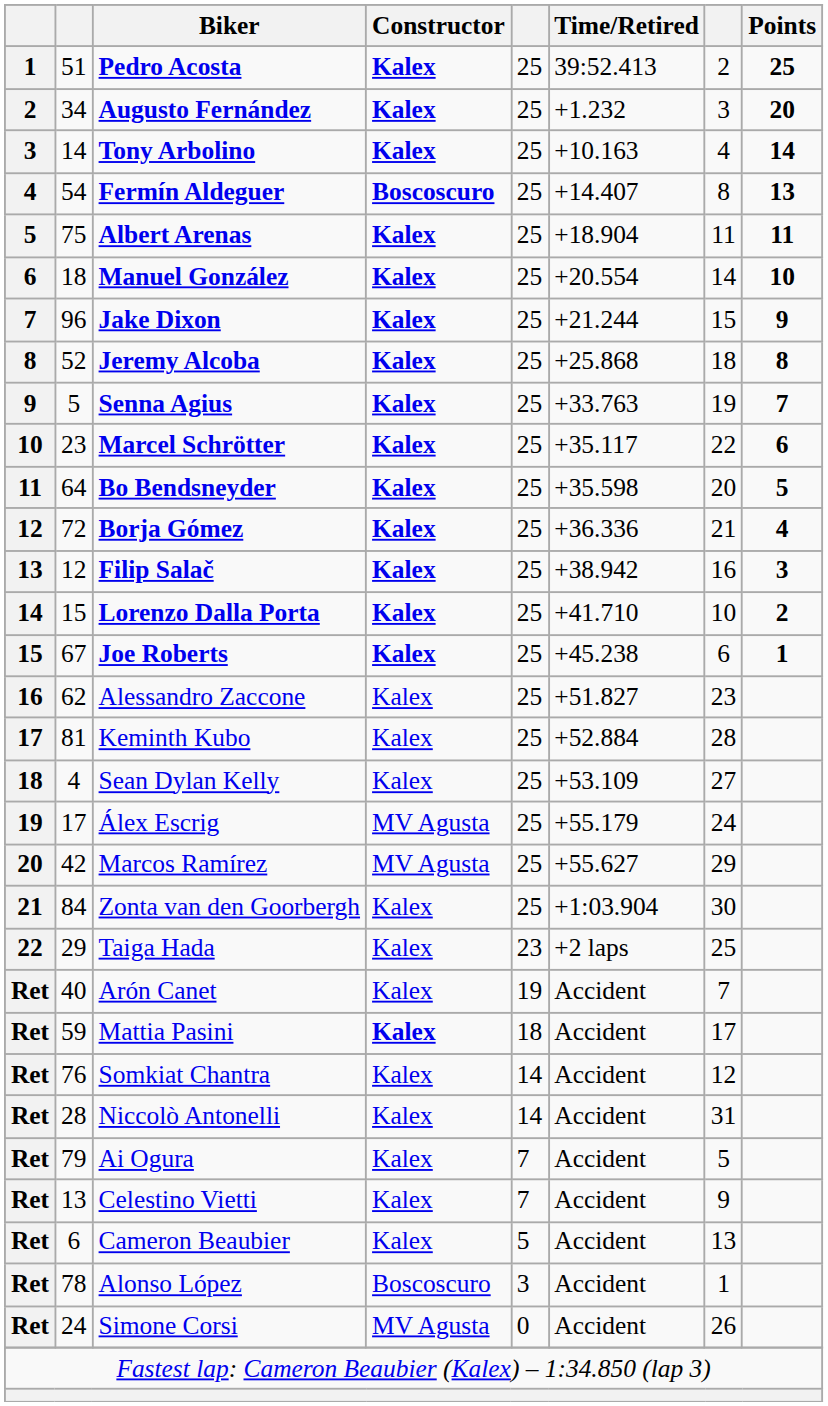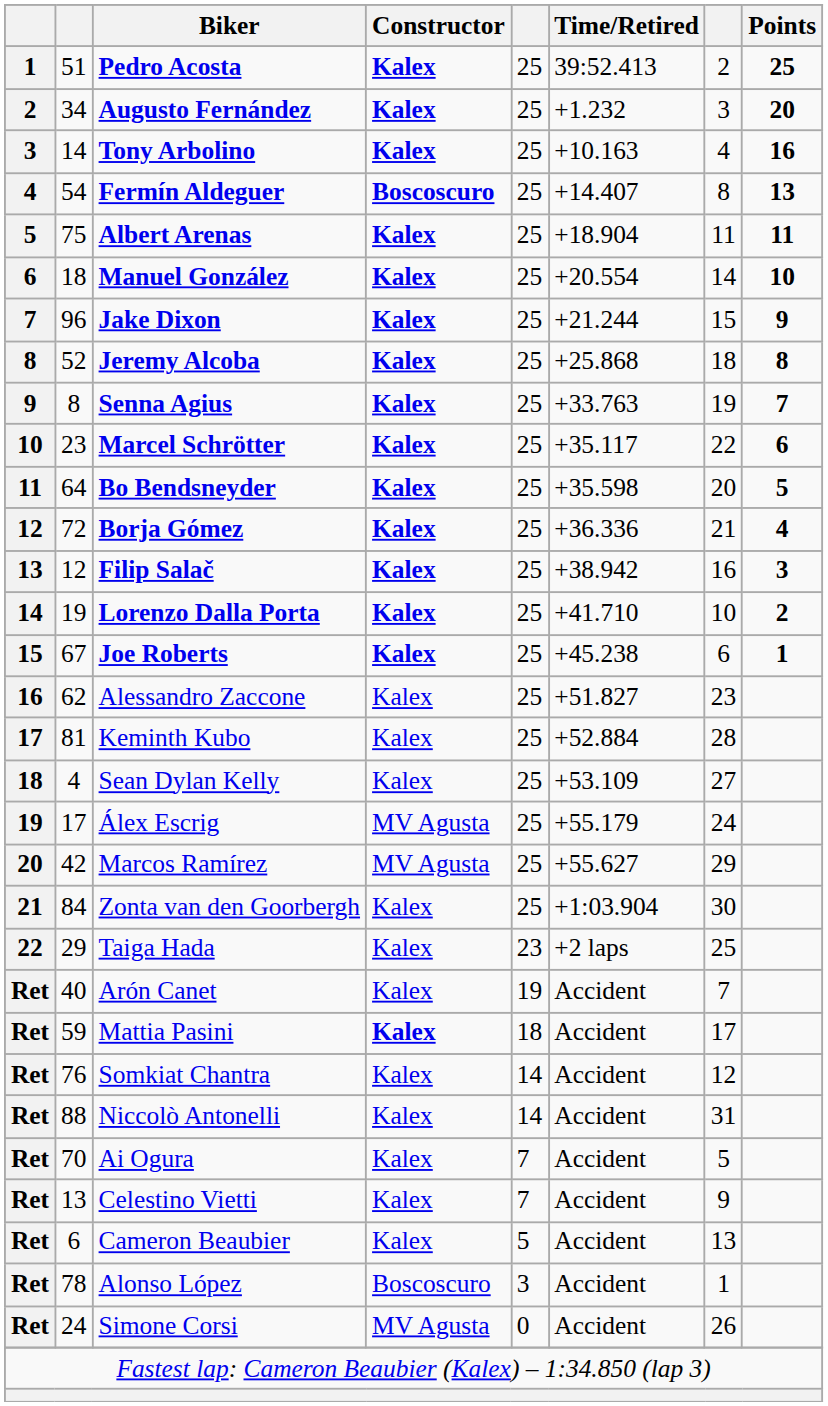(782, 150) 14 -> (782, 150) 16
(74, 402) 5 -> (74, 402) 8
(74, 612) 15 -> (74, 612) 19
(74, 1115) 28 -> (74, 1115) 88
(74, 1157) 79 -> (74, 1157) 70
